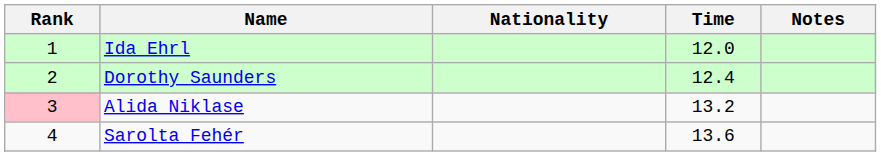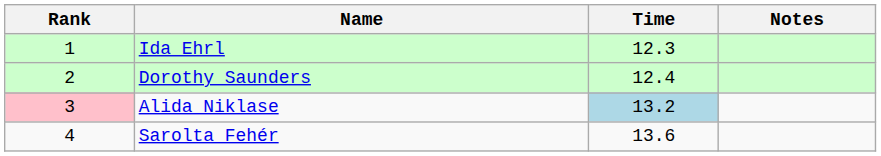- column: (549, 19)
(713, 49) 12.0 -> (654, 49) 12.3
(713, 107) no background -> (654, 107) lightblue background
